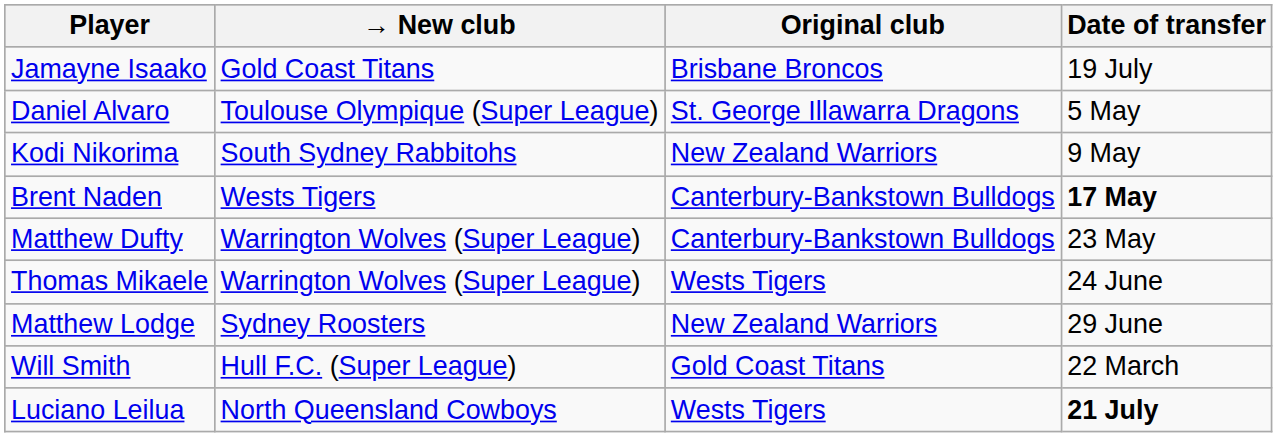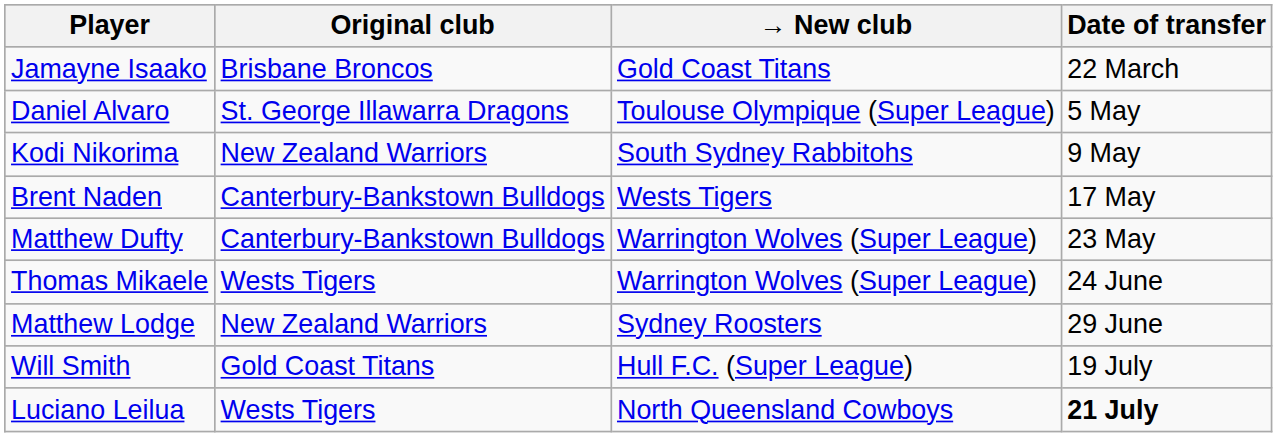columns swapped: (863, 25) <-> (440, 25)
(1110, 68) 19 July -> (1123, 68) 22 March
(1112, 196) bold -> (1111, 196) normal
(1123, 366) 22 March -> (1110, 366) 19 July
